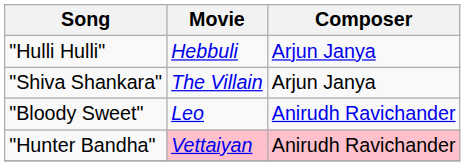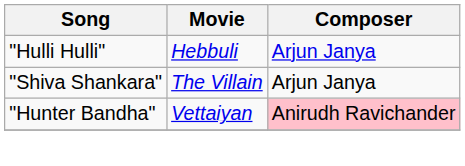- row: (76, 113)
(212, 144) pink background -> (212, 113) no background
